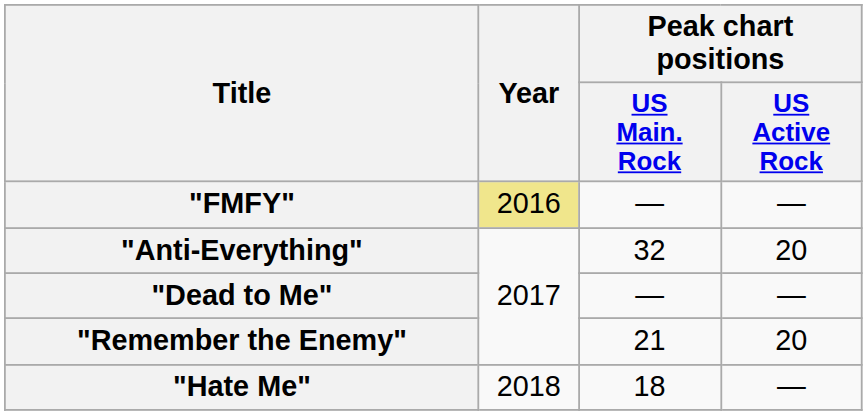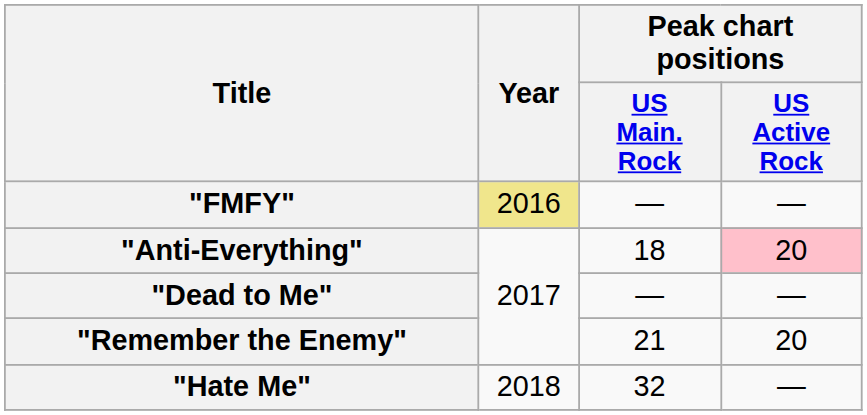(650, 249) 32 -> (650, 249) 18
(791, 249) no background -> (791, 249) pink background
(650, 386) 18 -> (650, 386) 32
